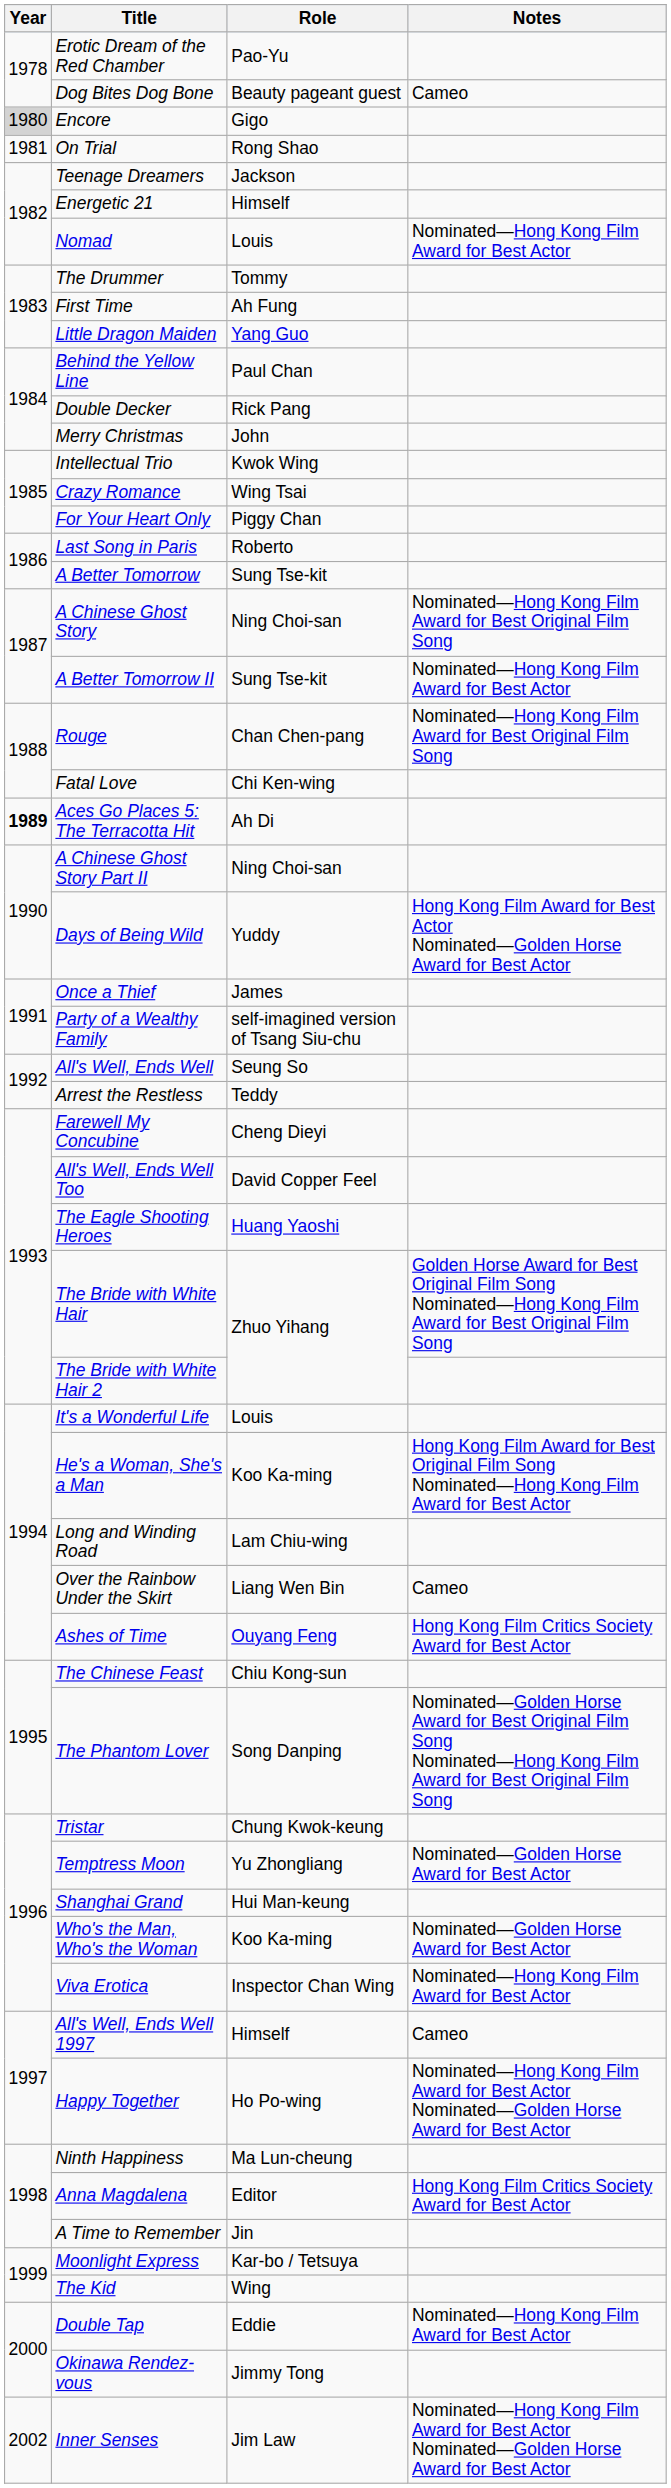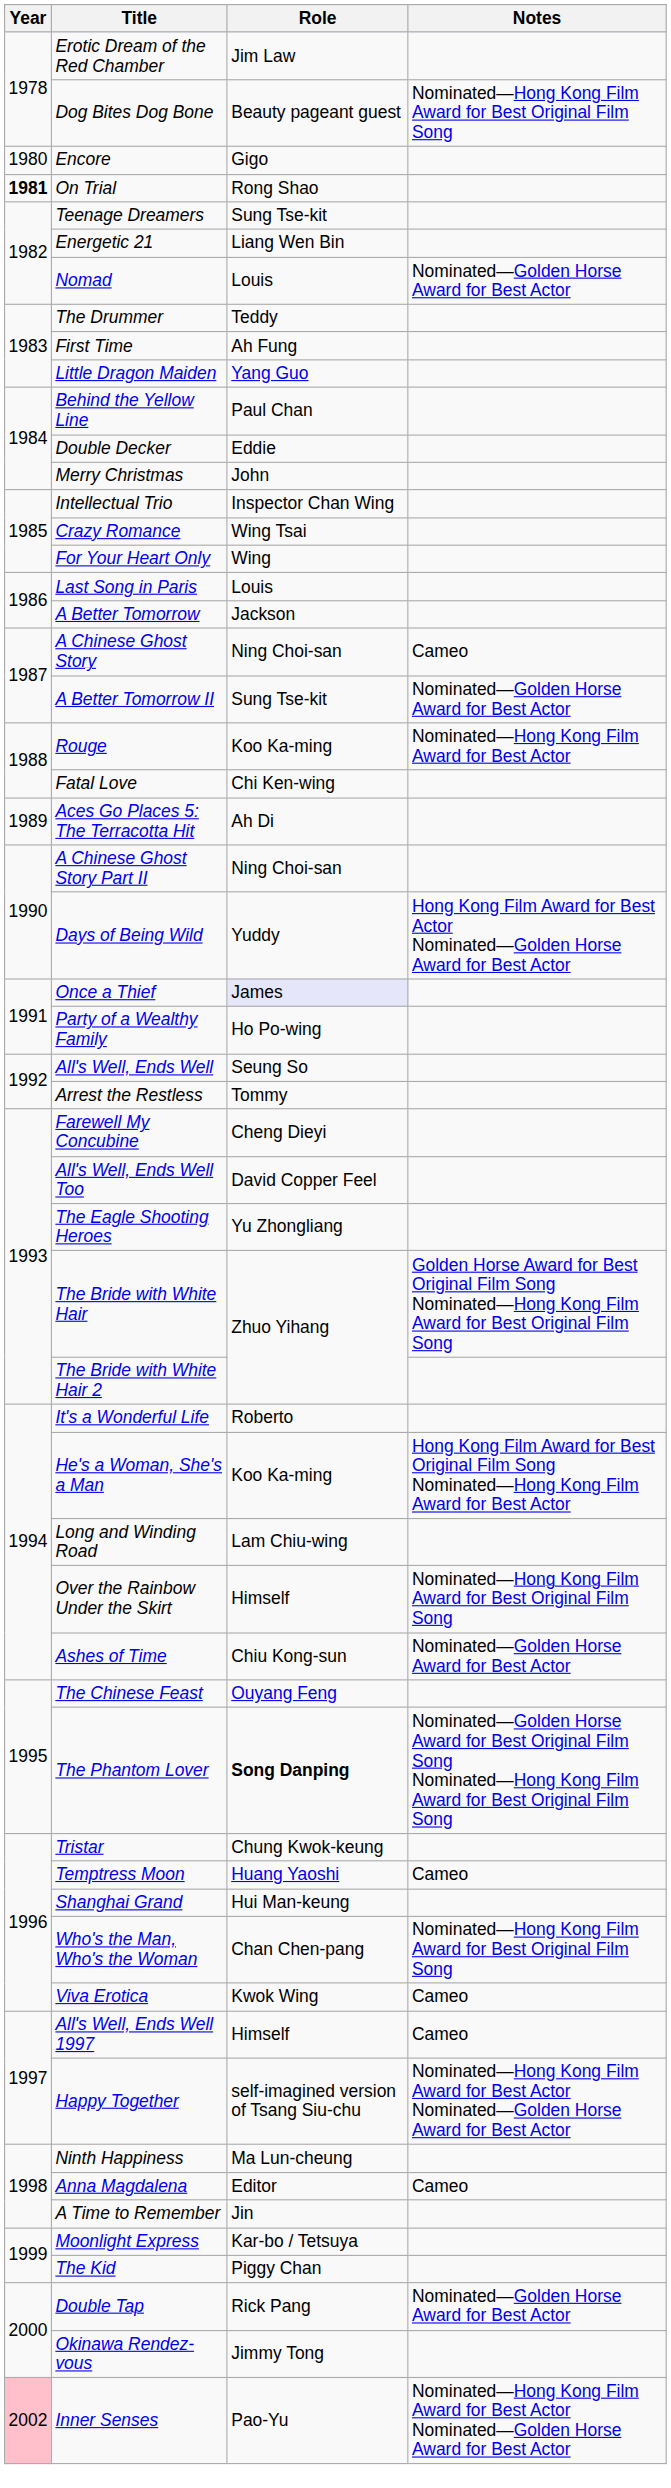(260, 55) Pao-Yu -> (263, 55) Jim Law
(440, 93) Cameo -> (525, 112) Nominated—Hong Kong Film Award for Best Original Film Song
(28, 120) lightgrey background -> (28, 160) no background
(28, 148) normal -> (28, 187) bold
(263, 176) Jackson -> (279, 215) Sung Tse-kit
(260, 203) Himself -> (288, 243) Liang Wen Bin
(525, 241) Nominated—Hong Kong Film Award for Best Actor -> (517, 280) Nominated—Golden Horse Award for Best Actor
(259, 278) Tommy -> (255, 318) Teddy
(271, 409) Rick Pang -> (254, 448) Eddie
(275, 464) Kwok Wing -> (313, 503) Inspector Chan Wing
(276, 519) Piggy Chan -> (251, 558) Wing
(262, 547) Roberto -> (252, 586) Louis
(279, 575) Sung Tse-kit -> (263, 614) Jackson
(525, 622) Nominated—Hong Kong Film Award for Best Original Film Song -> (440, 651) Cameo
(525, 679) Nominated—Hong Kong Film Award for Best Actor -> (517, 699) Nominated—Golden Horse Award for Best Actor
(298, 736) Chan Chen-pang -> (282, 746) Koo Ka-ming
(525, 736) Nominated—Hong Kong Film Award for Best Original Film Song -> (525, 746) Nominated—Hong Kong Film Award for Best Actor
(28, 821) bold -> (28, 821) normal
(257, 992) no background -> (257, 992) lavender background
(314, 1029) self-imagined version of Tsang Siu-chu -> (276, 1029) Ho Po-wing
(255, 1095) Teddy -> (259, 1095) Tommy
(285, 1227) Huang Yaoshi -> (287, 1227) Yu Zhongliang
(252, 1418) Louis -> (262, 1418) Roberto
(288, 1589) Liang Wen Bin -> (260, 1599) Himself
(440, 1589) Cameo -> (525, 1599) Nominated—Hong Kong Film Award for Best Original Film Song
(284, 1636) Ouyang Feng -> (289, 1656) Chiu Kong-sun
(532, 1636) Hong Kong Film Critics Society Award for Best Actor -> (517, 1656) Nominated—Golden Horse Award for Best Actor
(289, 1674) Chiu Kong-sun -> (284, 1693) Ouyang Feng
(287, 1750) normal -> (290, 1770) bold
(287, 1864) Yu Zhongliang -> (285, 1874) Huang Yaoshi
(517, 1864) Nominated—Golden Horse Award for Best Actor -> (440, 1874) Cameo
(282, 1939) Koo Ka-ming -> (298, 1949) Chan Chen-pang
(517, 1939) Nominated—Golden Horse Award for Best Actor -> (525, 1949) Nominated—Hong Kong Film Award for Best Original Film Song
(313, 1987) Inspector Chan Wing -> (275, 1996) Kwok Wing
(525, 1987) Nominated—Hong Kong Film Award for Best Actor -> (440, 1996) Cameo
(276, 2101) Ho Po-wing -> (314, 2101) self-imagined version of Tsang Siu-chu
(532, 2195) Hong Kong Film Critics Society Award for Best Actor -> (440, 2186) Cameo
(251, 2288) Wing -> (276, 2269) Piggy Chan
(254, 2326) Eddie -> (271, 2306) Rick Pang
(525, 2326) Nominated—Hong Kong Film Award for Best Actor -> (517, 2306) Nominated—Golden Horse Award for Best Actor
(28, 2440) no background -> (28, 2420) pink background
(263, 2440) Jim Law -> (260, 2420) Pao-Yu
